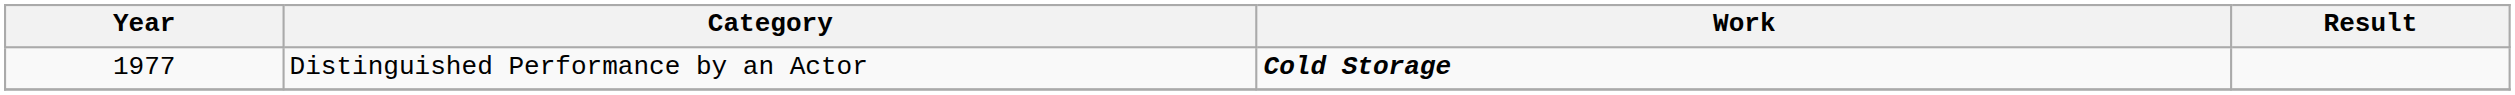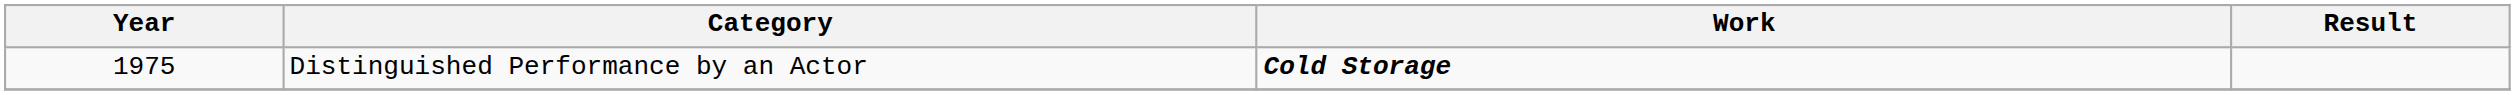(144, 69) 1977 -> (144, 69) 1975
